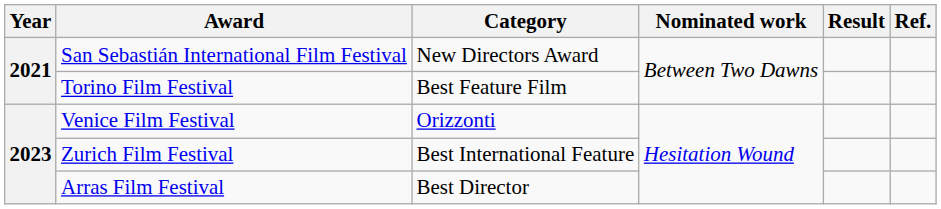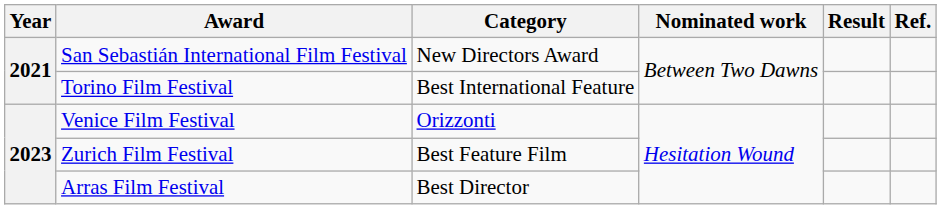(492, 87) Best Feature Film -> (525, 87) Best International Feature
(525, 154) Best International Feature -> (492, 154) Best Feature Film
